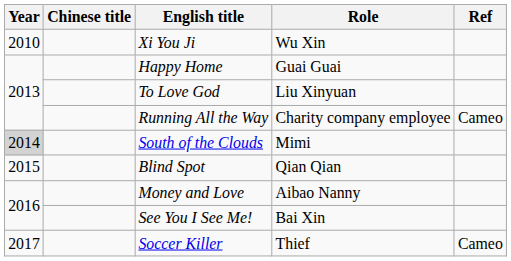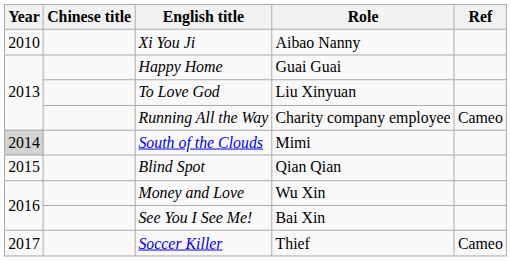(301, 42) Wu Xin -> (318, 42) Aibao Nanny
(318, 192) Aibao Nanny -> (301, 192) Wu Xin
